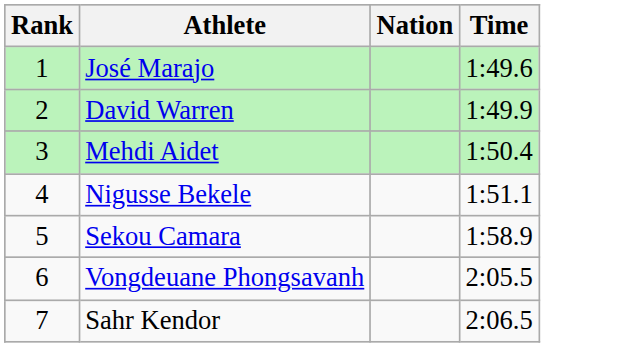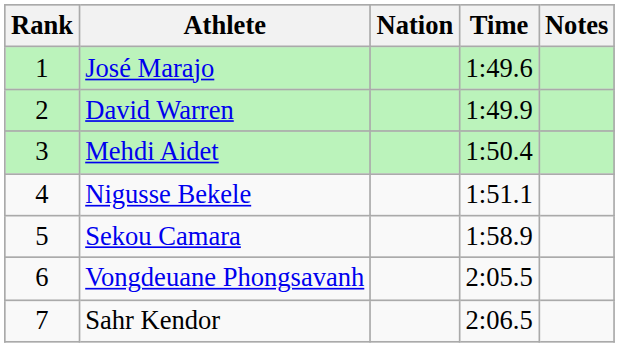+ column: (577, 25)
